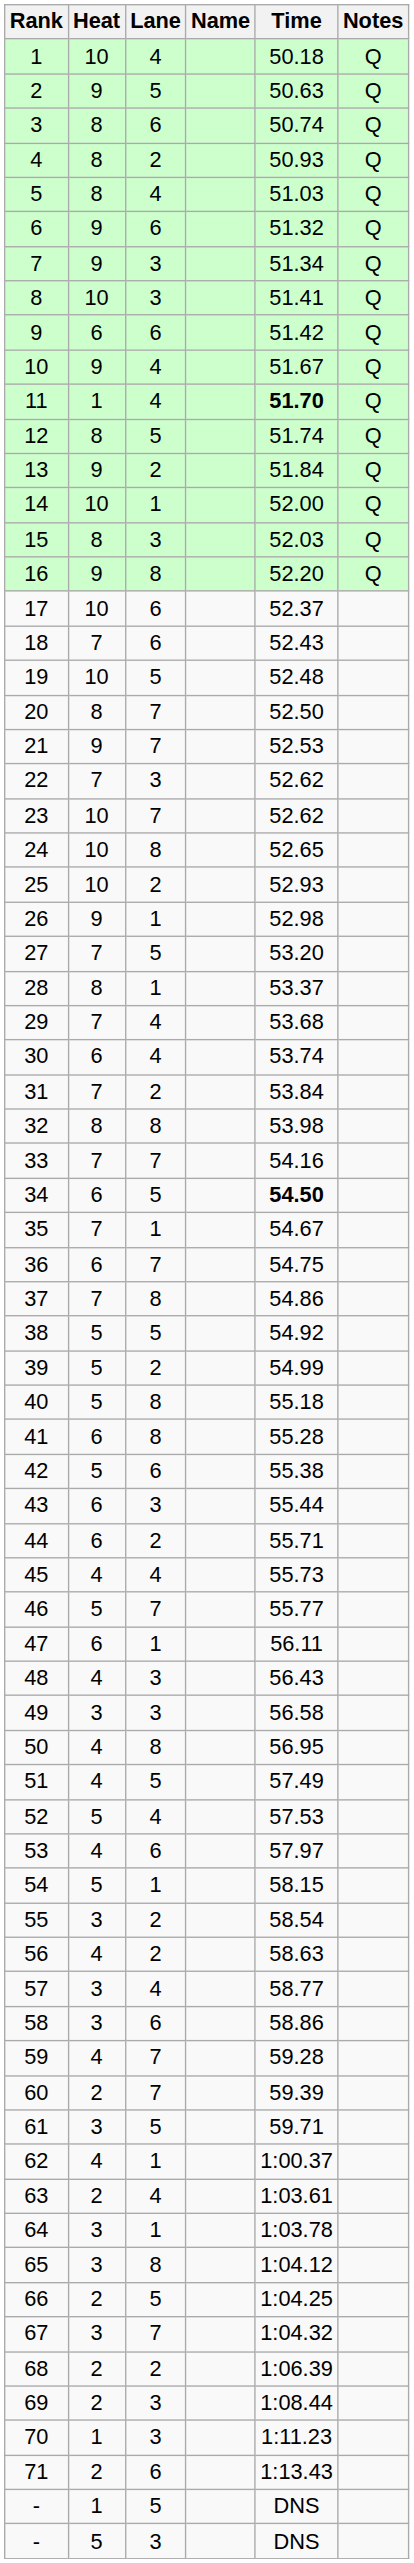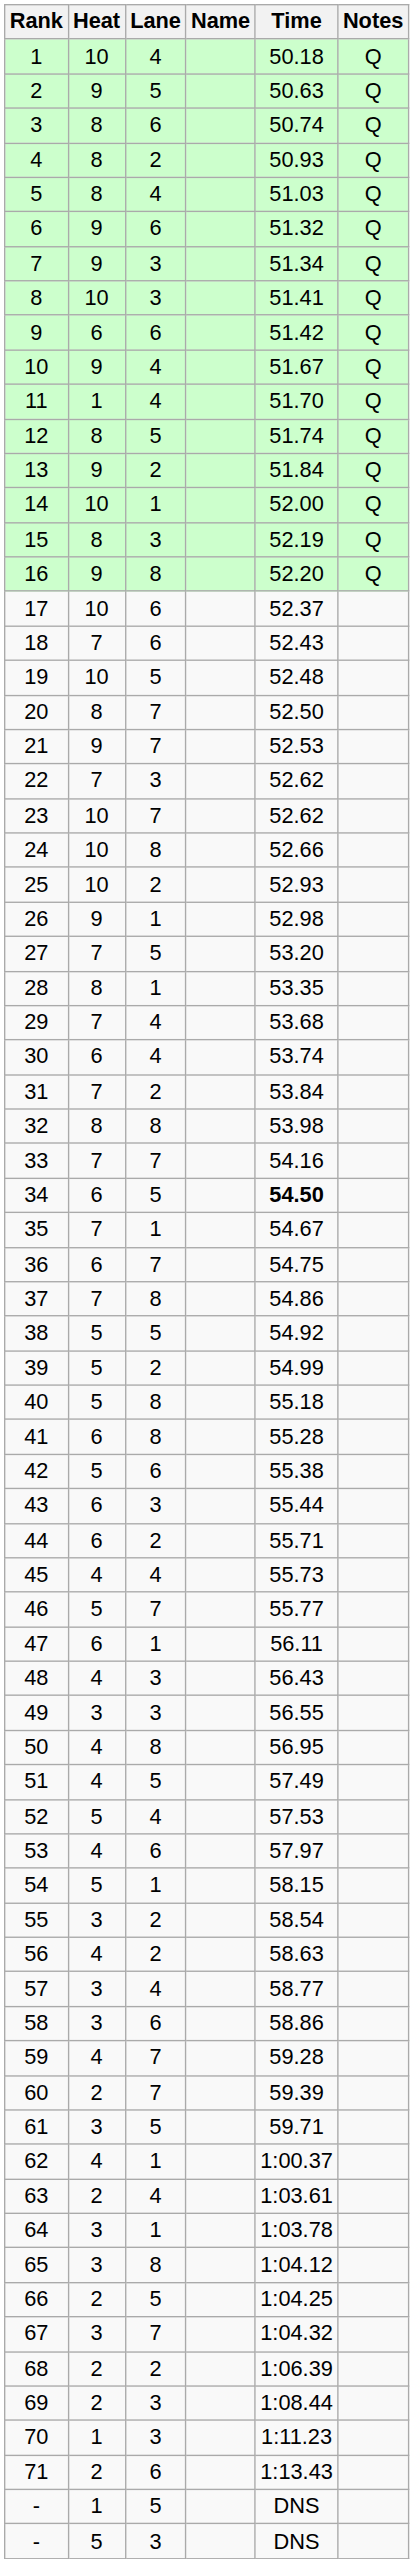(297, 401) bold -> (297, 401) normal
(297, 539) 52.03 -> (297, 539) 52.19
(297, 849) 52.65 -> (297, 849) 52.66
(297, 988) 53.37 -> (297, 988) 53.35
(297, 1712) 56.58 -> (297, 1712) 56.55
